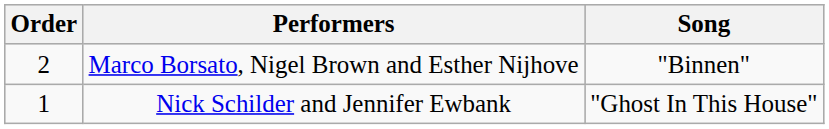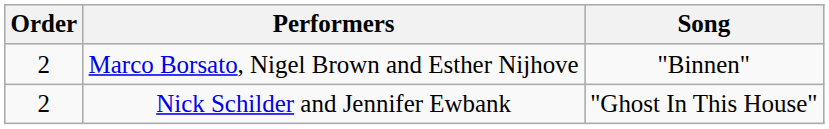(44, 103) 1 -> (44, 103) 2
